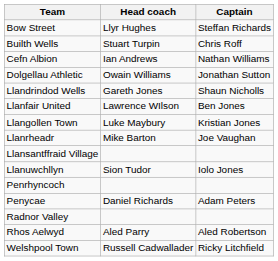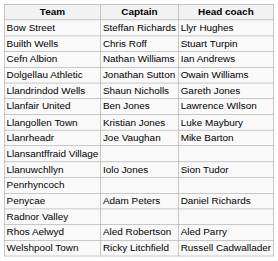columns swapped: (148, 12) <-> (234, 12)
